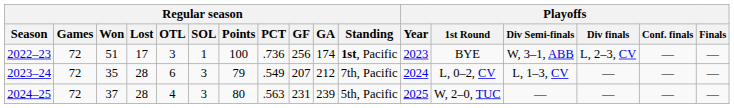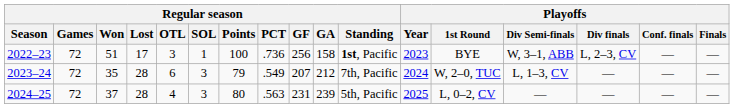(326, 53) 174 -> (326, 53) 158
(467, 73) L, 0–2, CV -> (467, 73) W, 2–0, TUC
(467, 93) W, 2–0, TUC -> (467, 93) L, 0–2, CV
